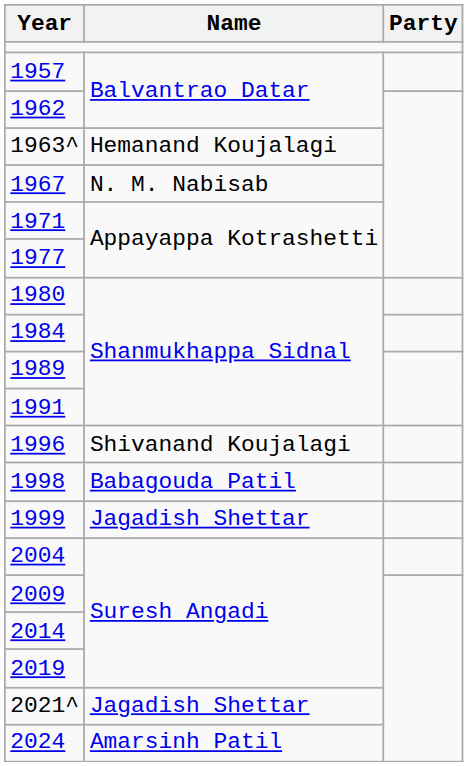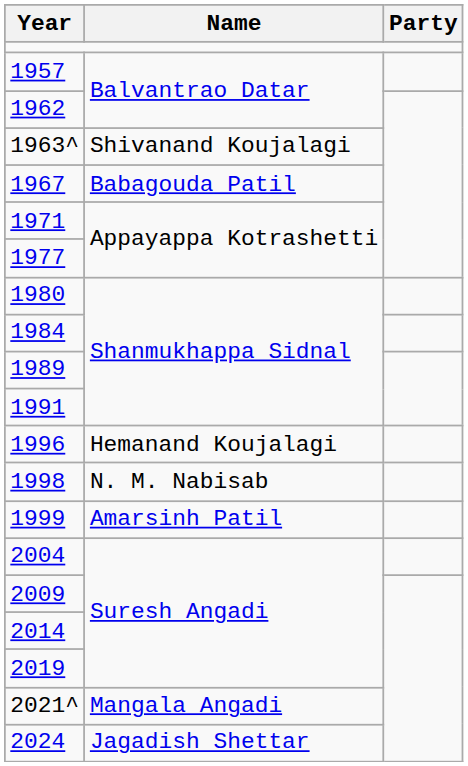(213, 146) Hemanand Koujalagi -> (220, 146) Shivanand Koujalagi
(179, 184) N. M. Nabisab -> (193, 184) Babagouda Patil
(220, 445) Shivanand Koujalagi -> (213, 445) Hemanand Koujalagi
(193, 482) Babagouda Patil -> (179, 482) N. M. Nabisab
(200, 519) Jagadish Shettar -> (186, 519) Amarsinh Patil
(200, 706) Jagadish Shettar -> (186, 706) Mangala Angadi
(186, 743) Amarsinh Patil -> (200, 743) Jagadish Shettar
